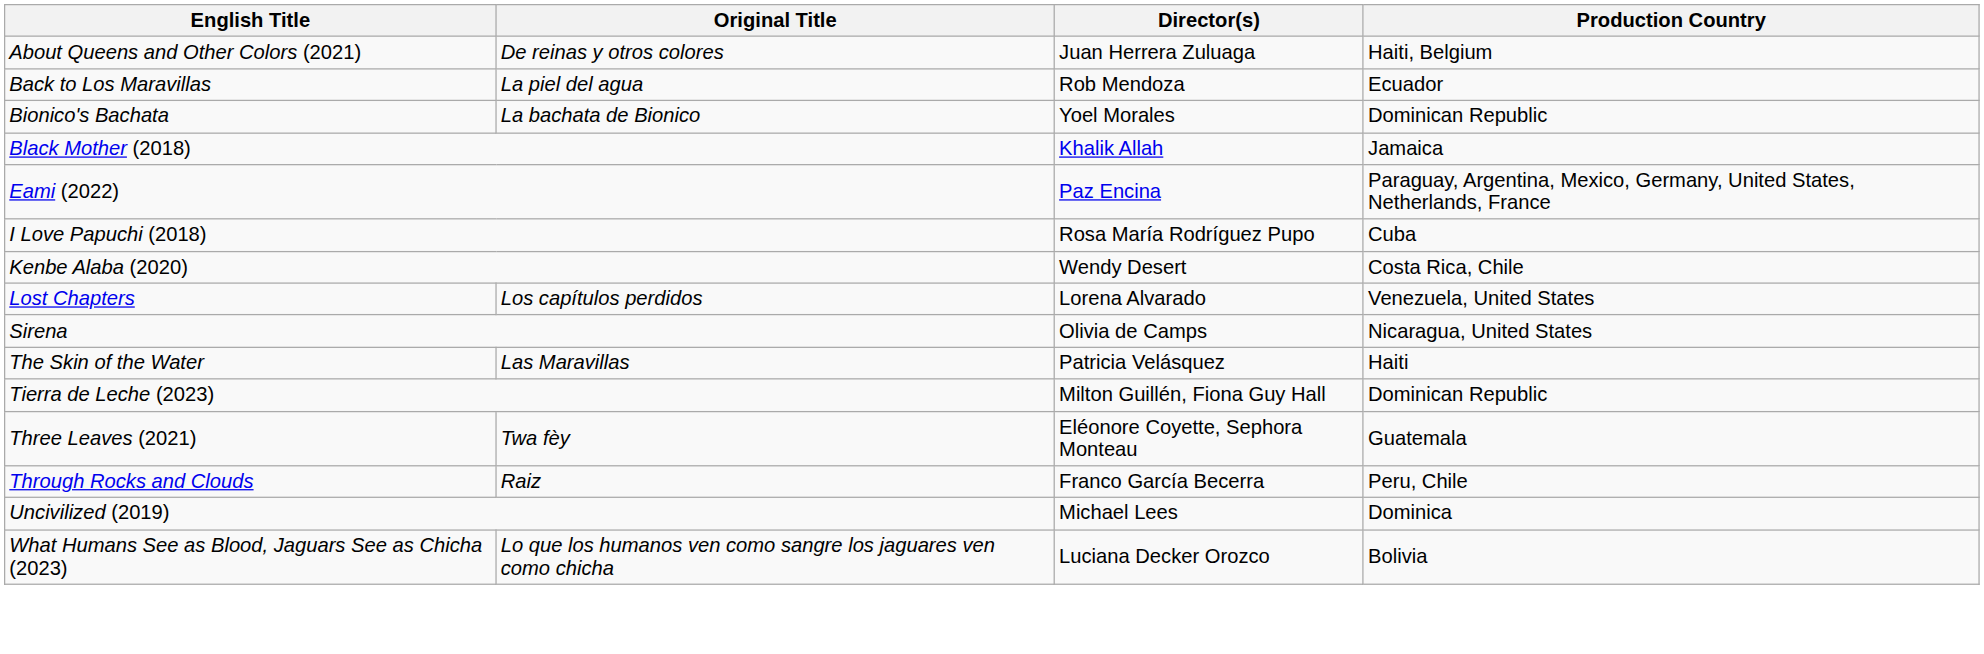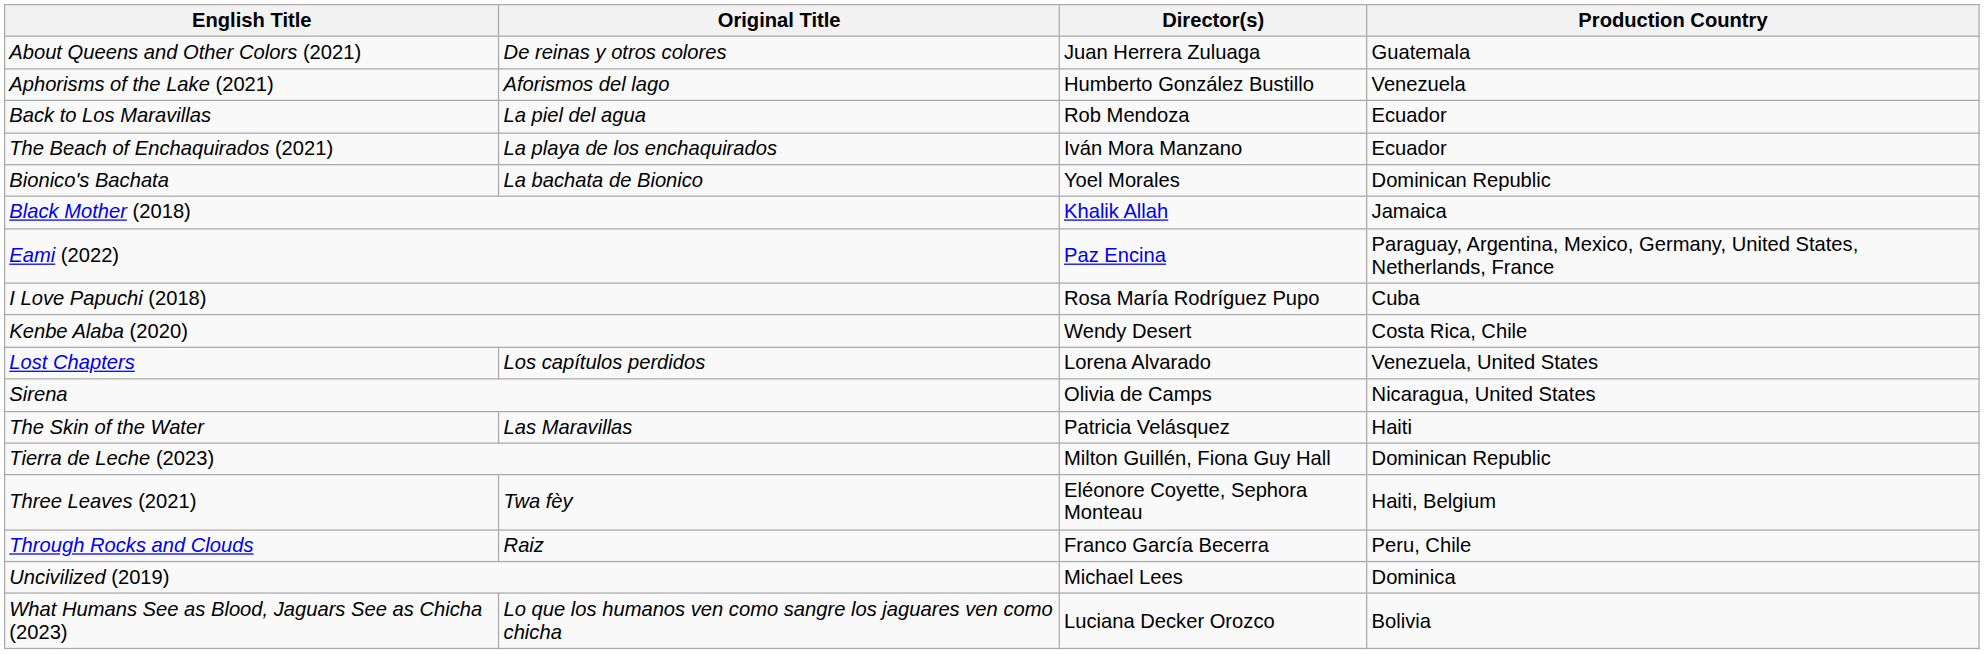(1430, 52) Haiti, Belgium -> (1421, 52) Guatemala
+ row: (142, 84)
+ row: (171, 148)
(1417, 438) Guatemala -> (1434, 502) Haiti, Belgium
